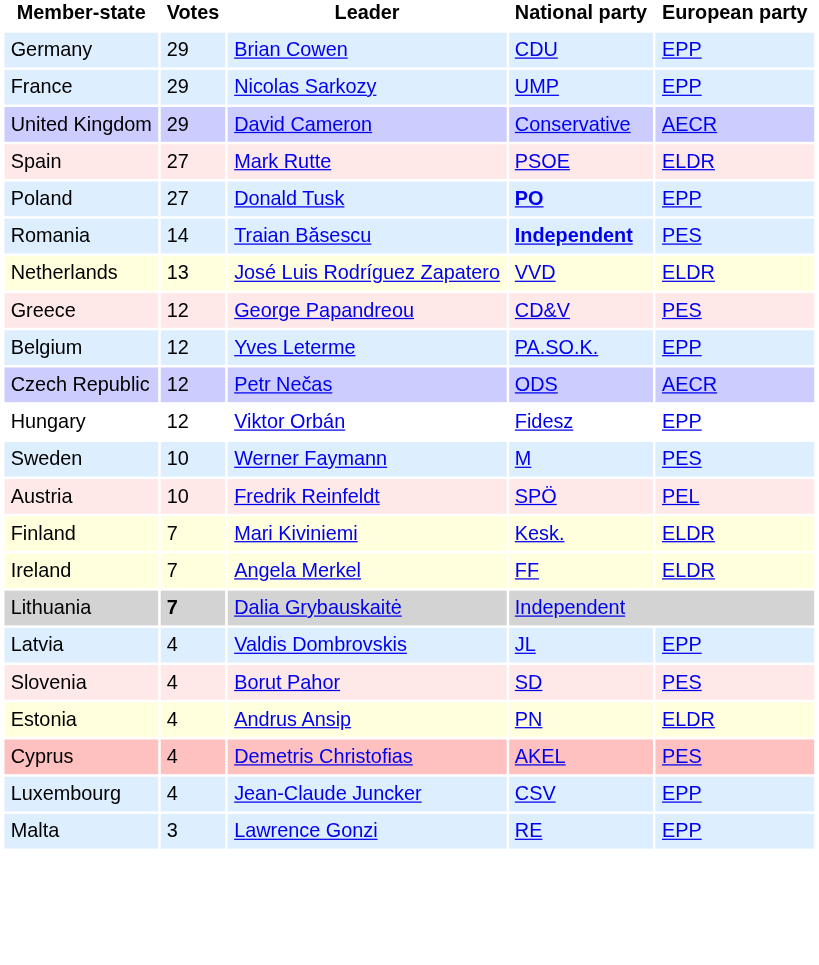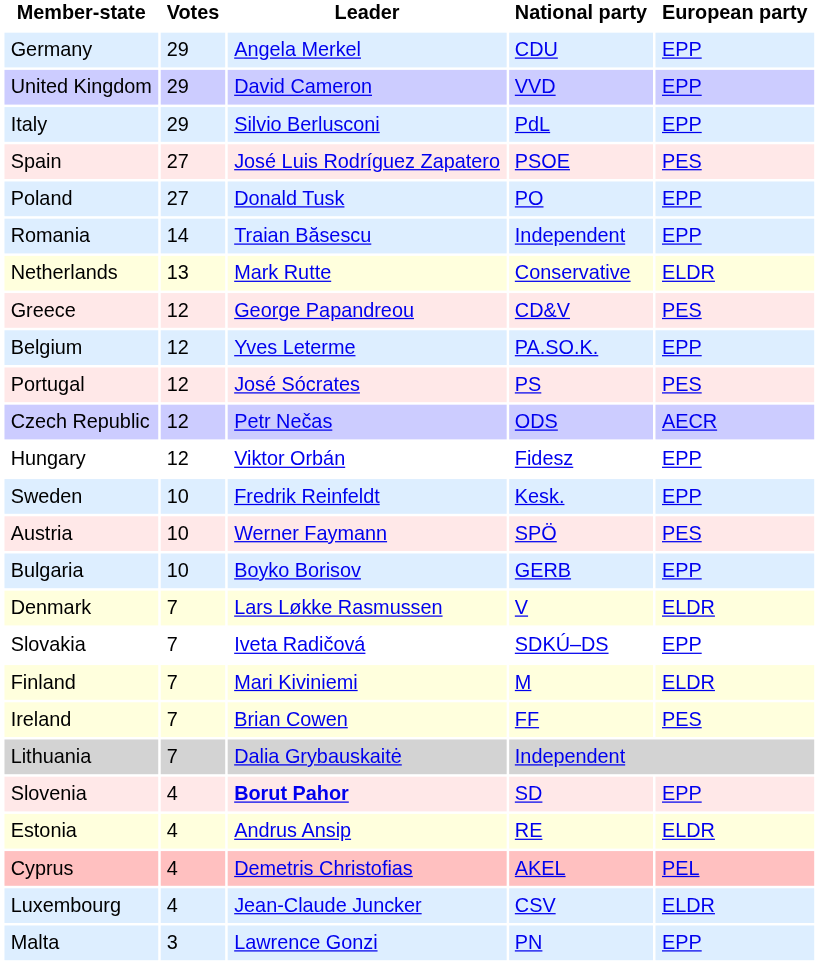(291, 49) Brian Cowen -> (298, 49) Angela Merkel
- row: (42, 87)
(573, 124) Conservative -> (535, 87) VVD
(690, 124) AECR -> (682, 87) EPP
+ row: (29, 124)
(283, 161) Mark Rutte -> (367, 161) José Luis Rodríguez Zapatero
(688, 161) ELDR -> (682, 161) PES
(529, 198) bold -> (529, 198) normal
(574, 235) bold -> (570, 235) normal
(682, 235) PES -> (682, 235) EPP
(367, 273) José Luis Rodríguez Zapatero -> (283, 273) Mark Rutte
(535, 273) VVD -> (573, 273) Conservative
+ row: (48, 384)
(311, 459) Werner Faymann -> (307, 496) Fredrik Reinfeldt
(523, 459) M -> (540, 496) Kesk.
(682, 459) PES -> (682, 496) EPP
(307, 496) Fredrik Reinfeldt -> (311, 533) Werner Faymann
(681, 496) PEL -> (682, 533) PES
+ row: (47, 570)
+ row: (51, 607)
+ row: (48, 645)
(540, 533) Kesk. -> (523, 682) M
(298, 570) Angela Merkel -> (291, 719) Brian Cowen
(688, 570) ELDR -> (682, 719) PES
(172, 607) bold -> (172, 756) normal
- row: (37, 645)
(287, 682) normal -> (291, 793) bold
(682, 682) PES -> (682, 793) EPP
(529, 719) PN -> (529, 831) RE
(682, 756) PES -> (681, 868) PEL
(682, 793) EPP -> (688, 905) ELDR
(529, 831) RE -> (529, 942) PN
